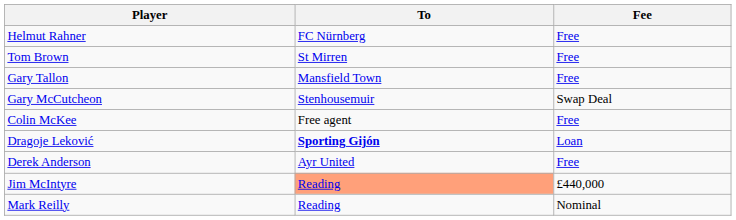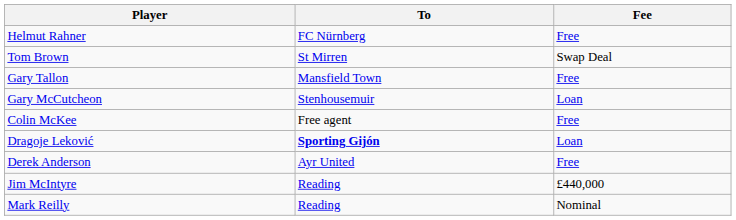(568, 57) Free -> (584, 57) Swap Deal
(584, 99) Swap Deal -> (570, 99) Loan
(319, 183) lightsalmon background -> (319, 183) no background
